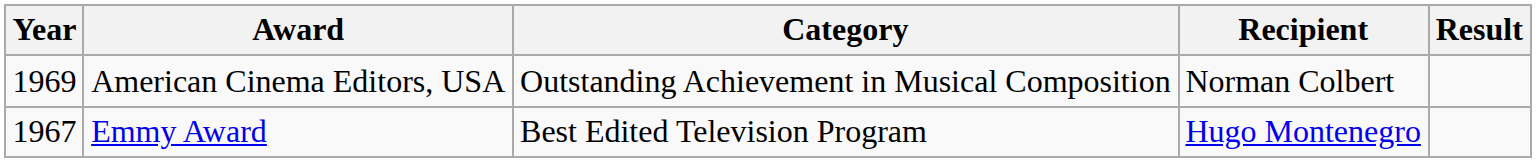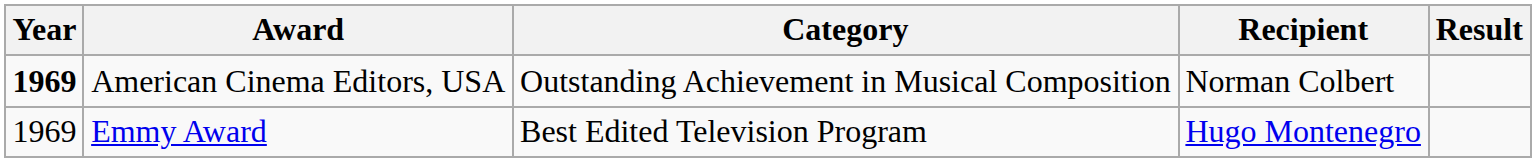(44, 80) normal -> (44, 80) bold
(44, 131) 1967 -> (44, 131) 1969
